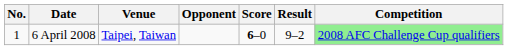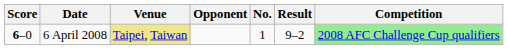columns swapped: (17, 14) <-> (257, 14)
(139, 34) no background -> (150, 34) khaki background
